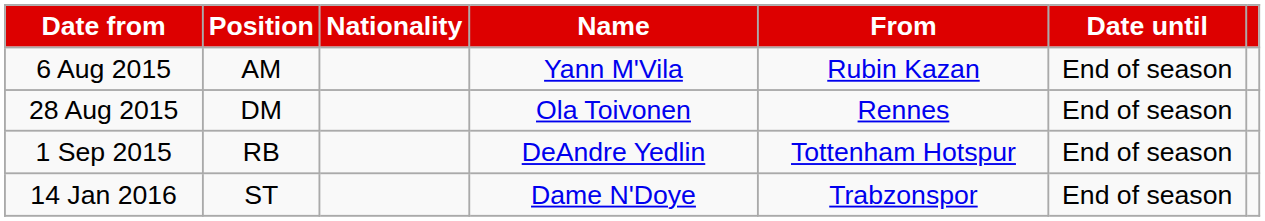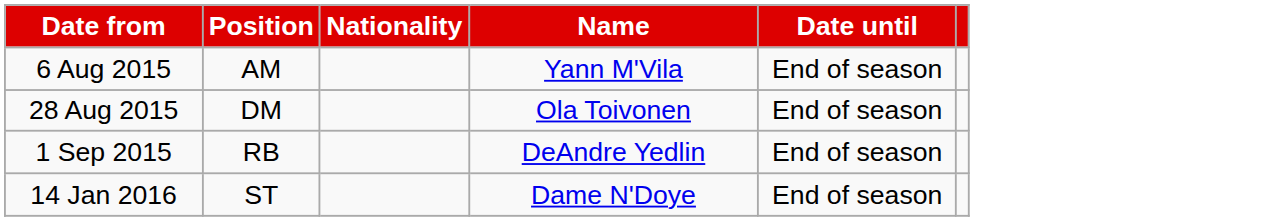- column: (903, 26)
